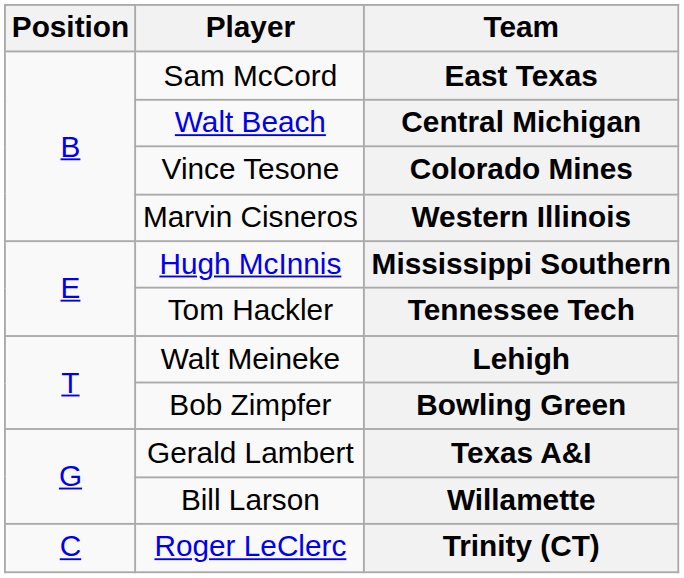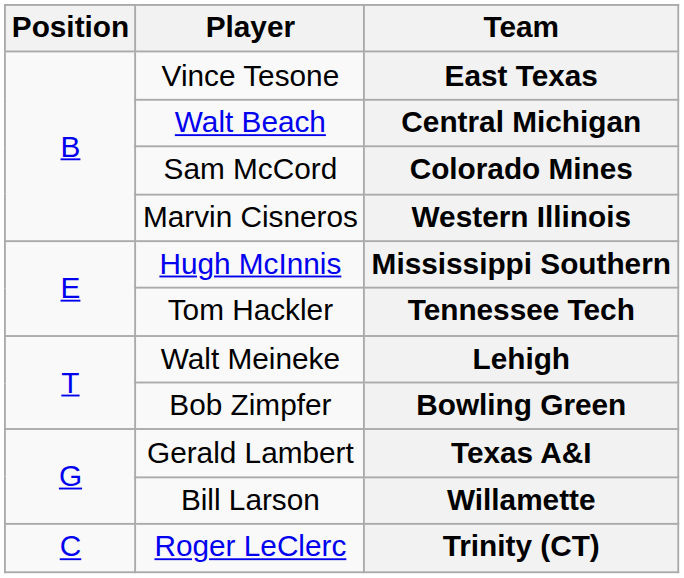(250, 75) Sam McCord -> (250, 75) Vince Tesone
(250, 169) Vince Tesone -> (250, 169) Sam McCord
